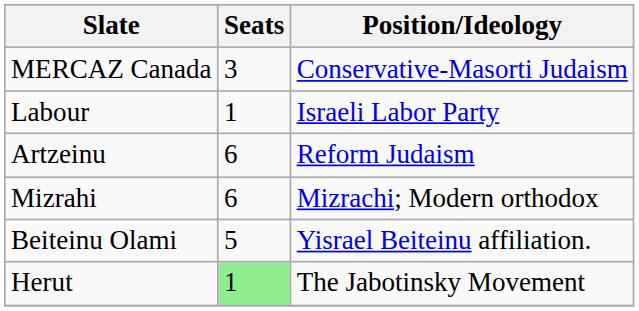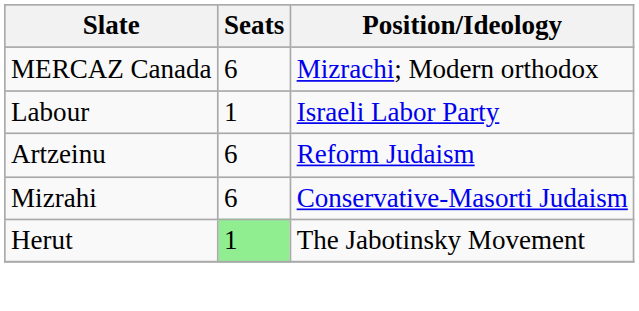(231, 68) 3 -> (231, 68) 6
(462, 68) Conservative-Masorti Judaism -> (448, 68) Mizrachi; Modern orthodox
(448, 197) Mizrachi; Modern orthodox -> (462, 197) Conservative-Masorti Judaism
- row: (94, 240)
